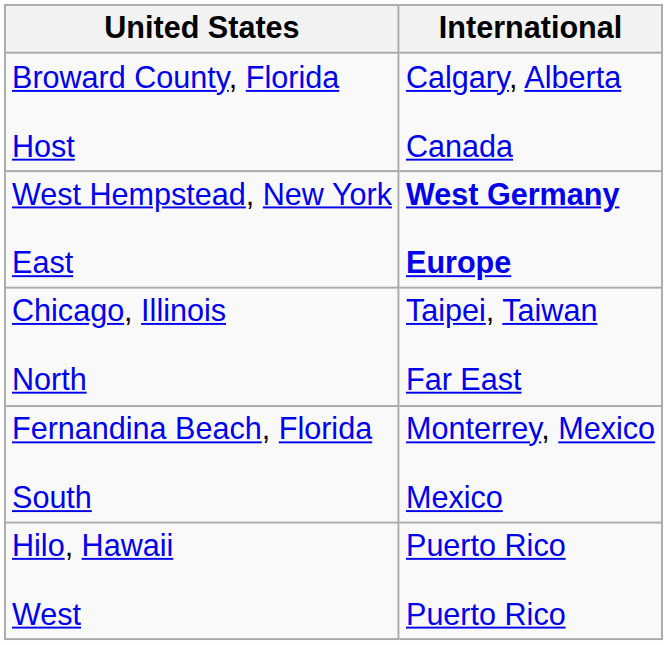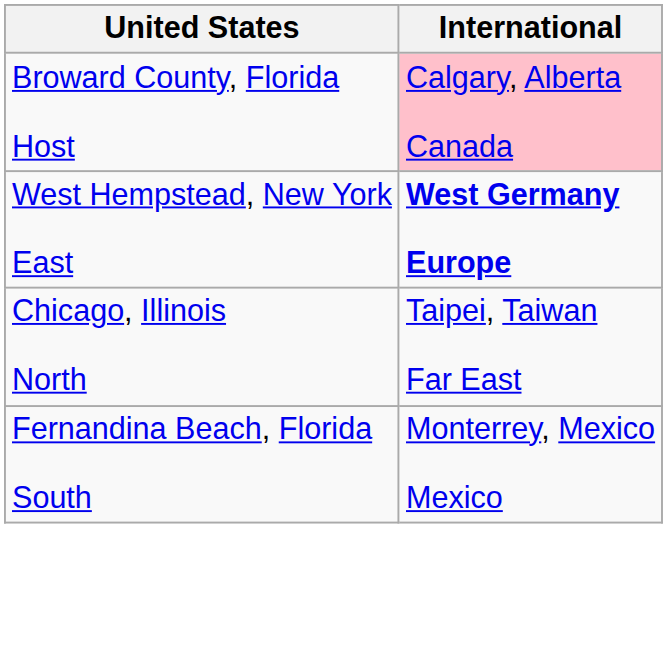(514, 111) no background -> (514, 111) pink background
- row: (93, 580)
